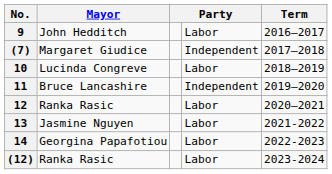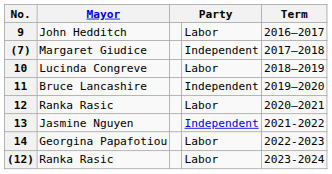(201, 123) Labor -> (222, 123) Independent
